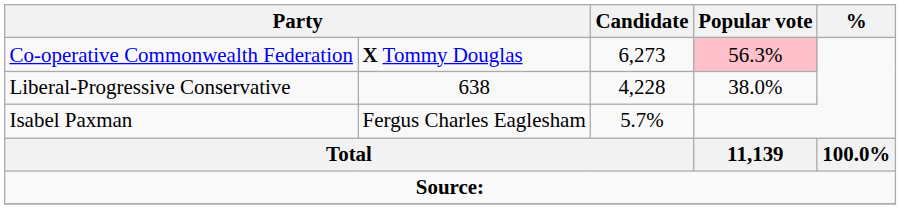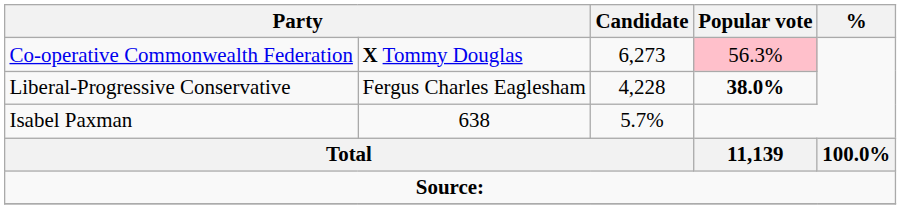(474, 87) 638 -> (474, 87) Fergus Charles Eaglesham
(755, 87) normal -> (755, 87) bold
(474, 120) Fergus Charles Eaglesham -> (474, 120) 638
